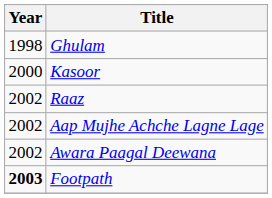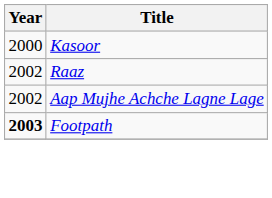- row: (78, 44)
- row: (133, 152)
